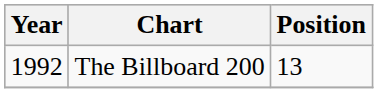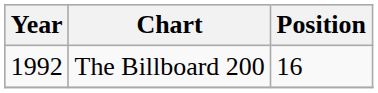(290, 66) 13 -> (290, 66) 16
